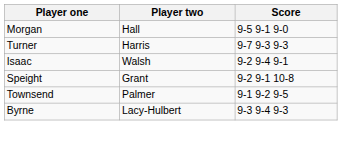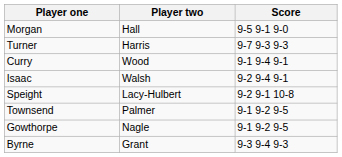+ row: (19, 62)
(135, 78) Grant -> (151, 95) Lacy-Hulbert
+ row: (32, 128)
(151, 111) Lacy-Hulbert -> (135, 144) Grant
